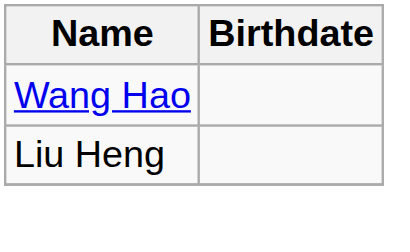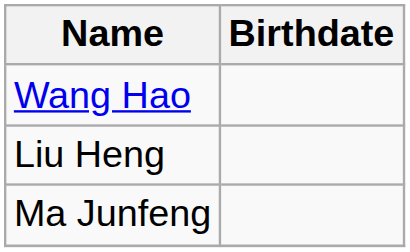+ row: (113, 214)
